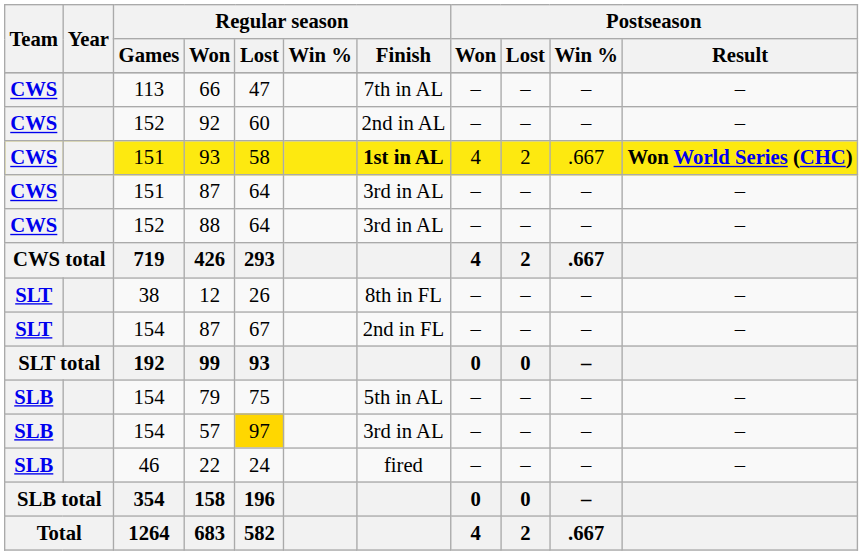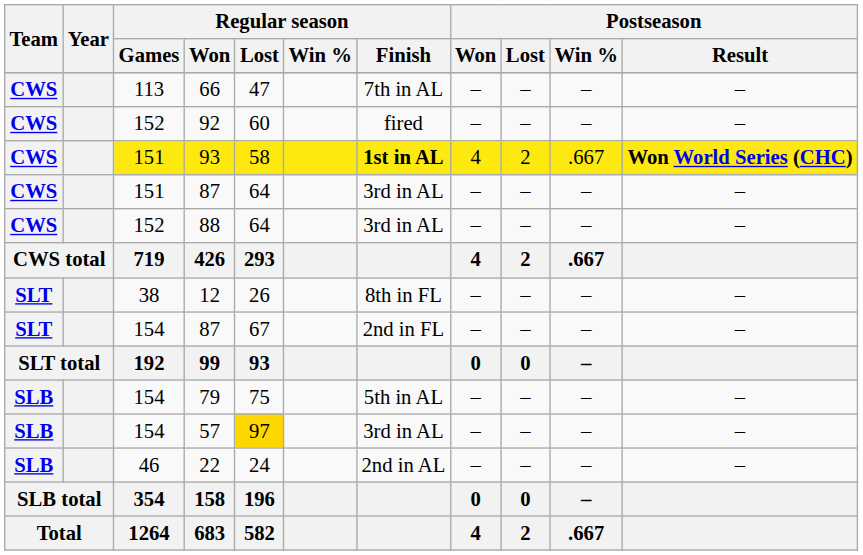(403, 123) 2nd in AL -> (403, 123) fired
(403, 464) fired -> (403, 464) 2nd in AL
